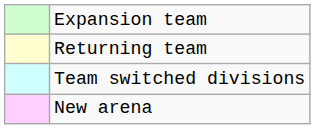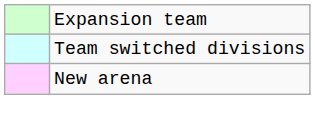- row: (131, 49)
